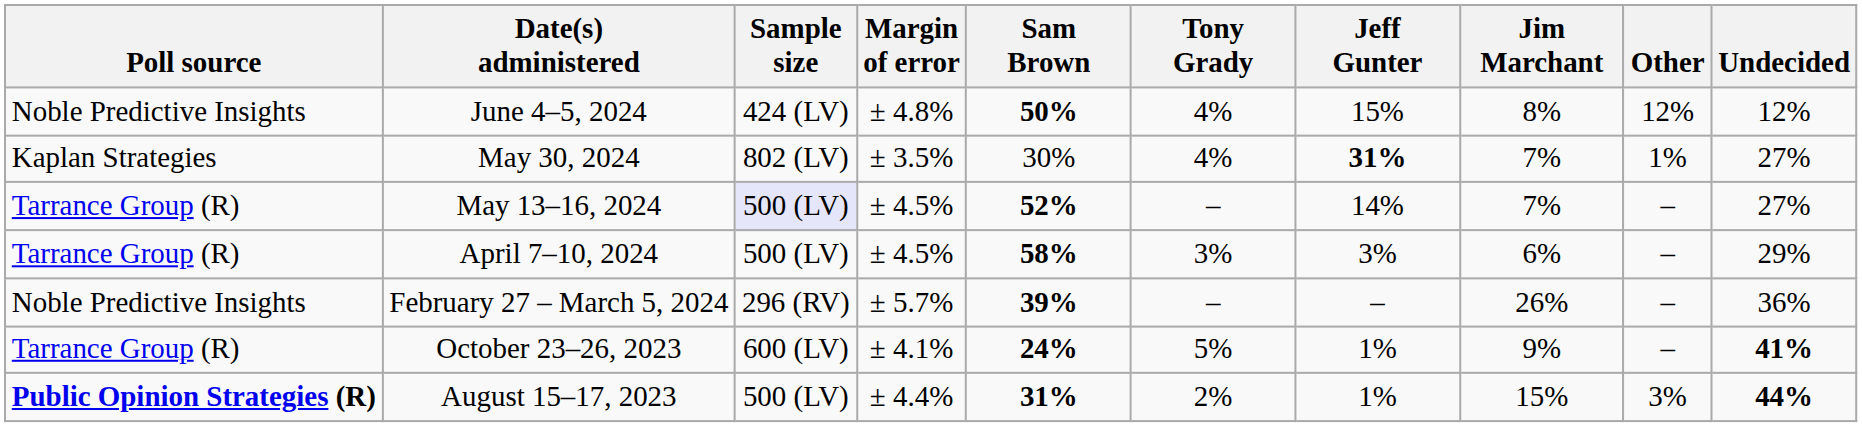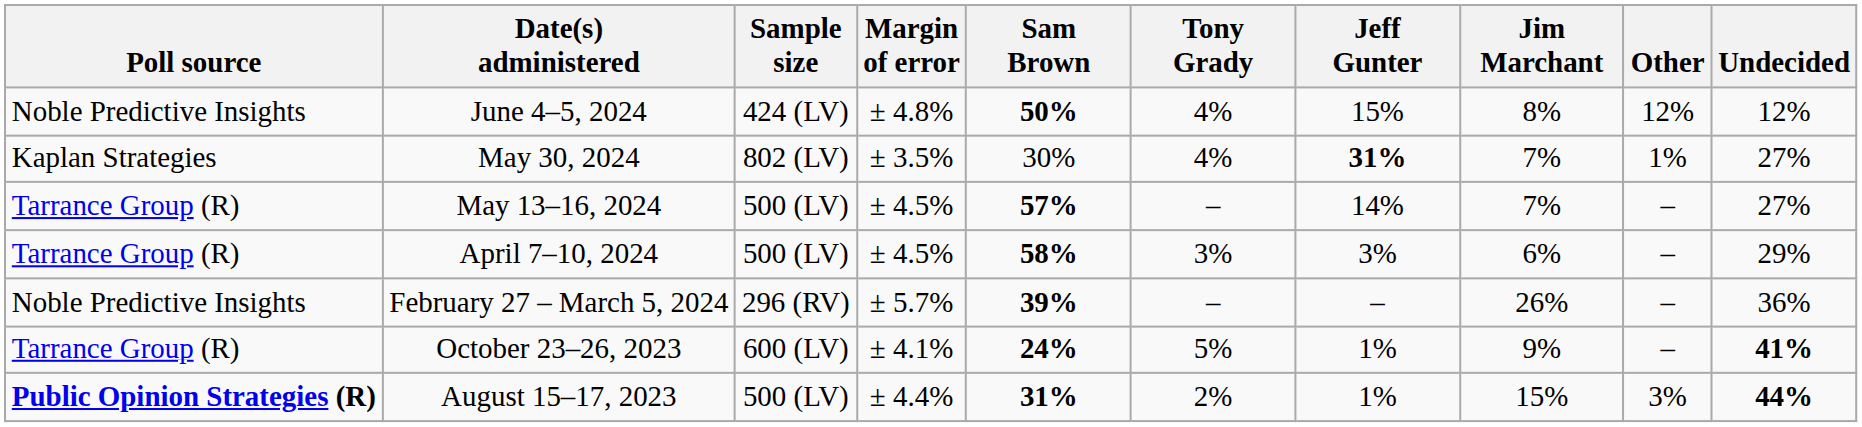(796, 206) lavender background -> (796, 206) no background
(1049, 206) 52% -> (1049, 206) 57%
